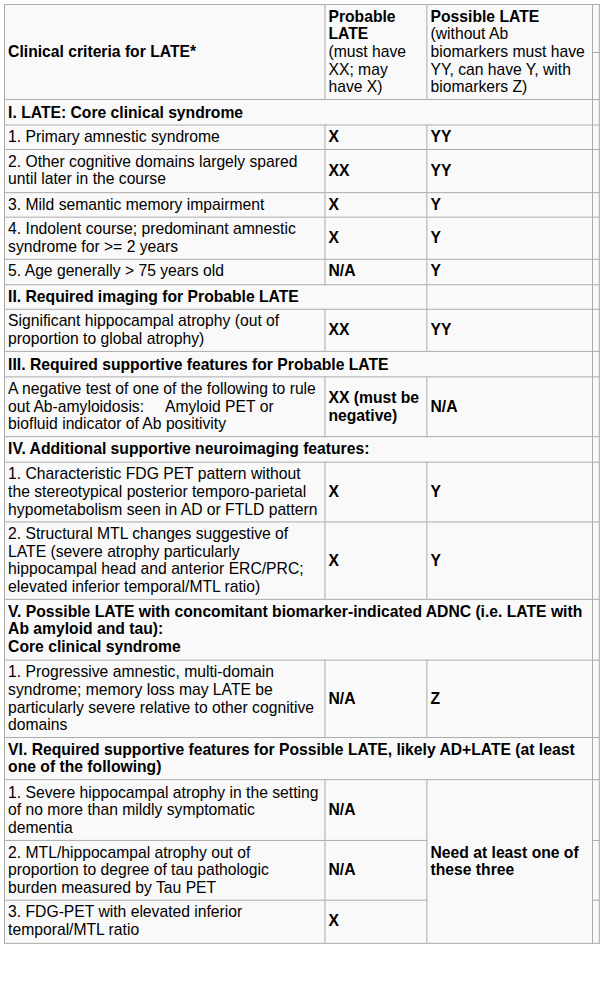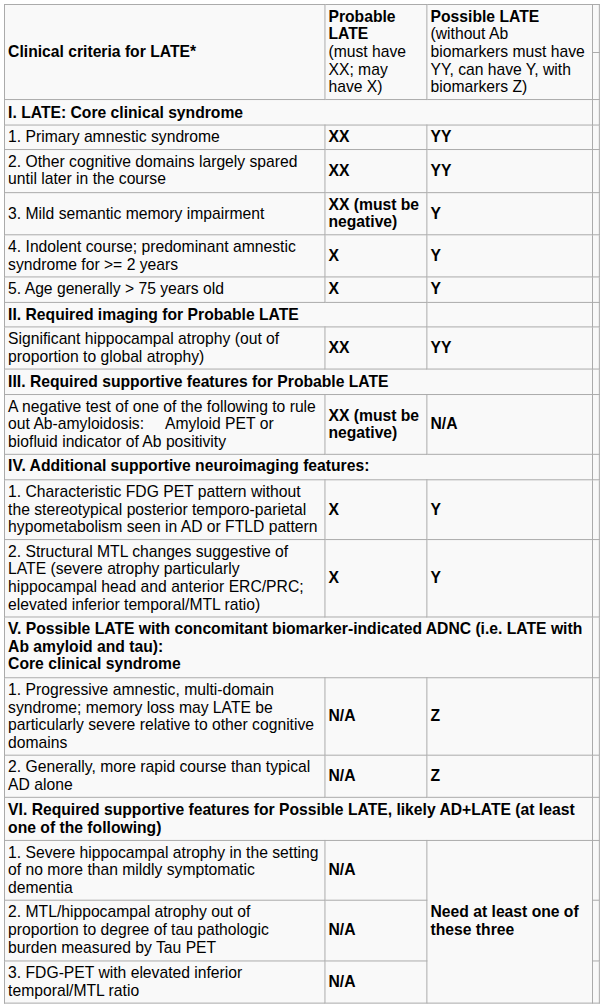(334, 137) X -> (339, 137) XX
(334, 204) X -> (374, 213) XX (must be negative)
(342, 271) N/A -> (334, 289) X
+ row: (159, 776)
(334, 921) X -> (342, 981) N/A
